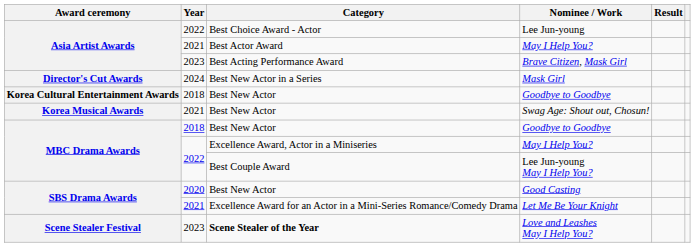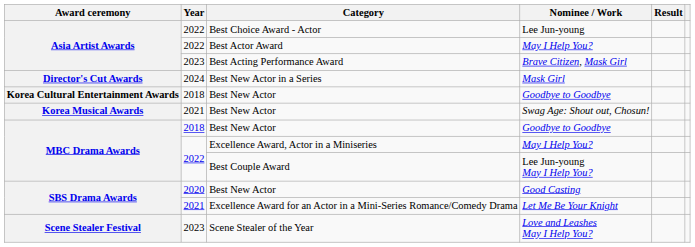(194, 45) 2021 -> (194, 45) 2022
(264, 228) bold -> (261, 228) normal
